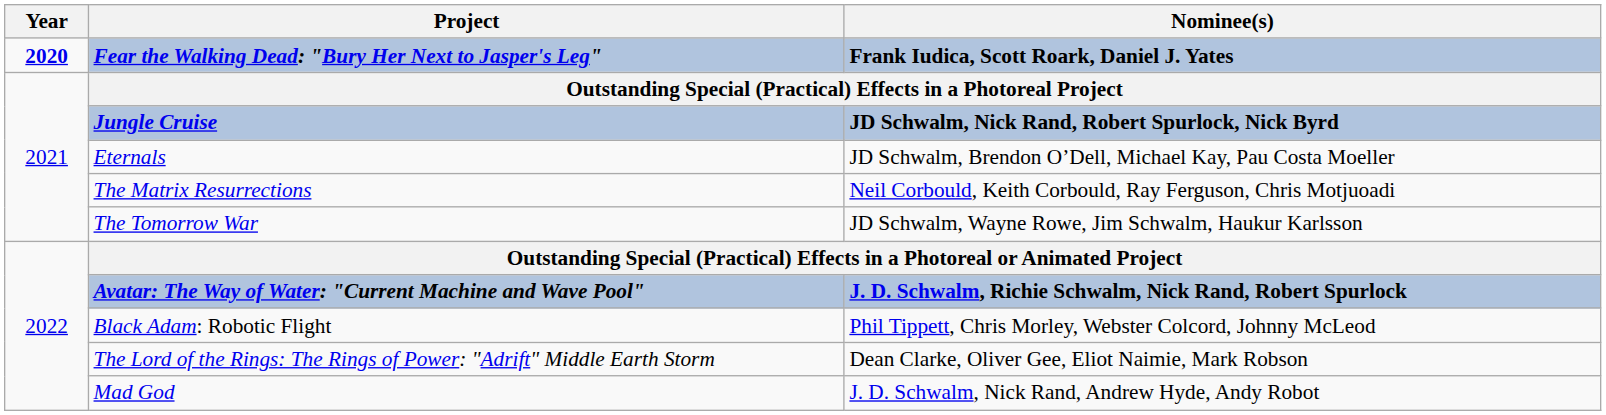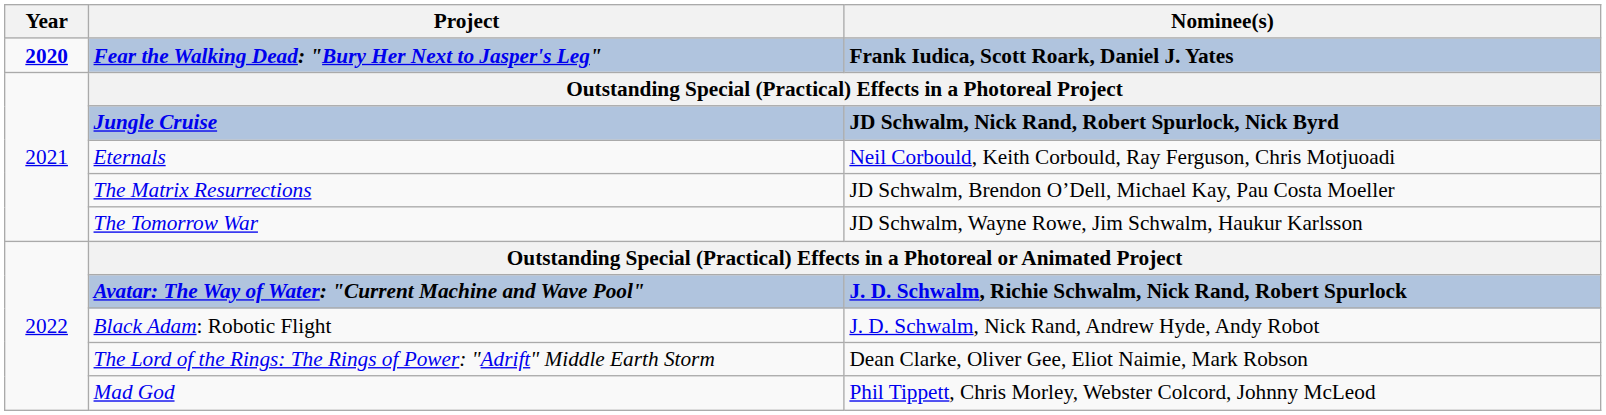(1122, 156) JD Schwalm, Brendon O’Dell, Michael Kay, Pau Costa Moeller -> (1122, 156) Neil Corbould, Keith Corbould, Ray Ferguson, Chris Motjuoadi
(1122, 190) Neil Corbould, Keith Corbould, Ray Ferguson, Chris Motjuoadi -> (1122, 190) JD Schwalm, Brendon O’Dell, Michael Kay, Pau Costa Moeller
(1112, 325) Phil Tippett, Chris Morley, Webster Colcord, Johnny McLeod -> (1084, 325) J. D. Schwalm, Nick Rand, Andrew Hyde, Andy Robot
(1084, 392) J. D. Schwalm, Nick Rand, Andrew Hyde, Andy Robot -> (1112, 392) Phil Tippett, Chris Morley, Webster Colcord, Johnny McLeod
